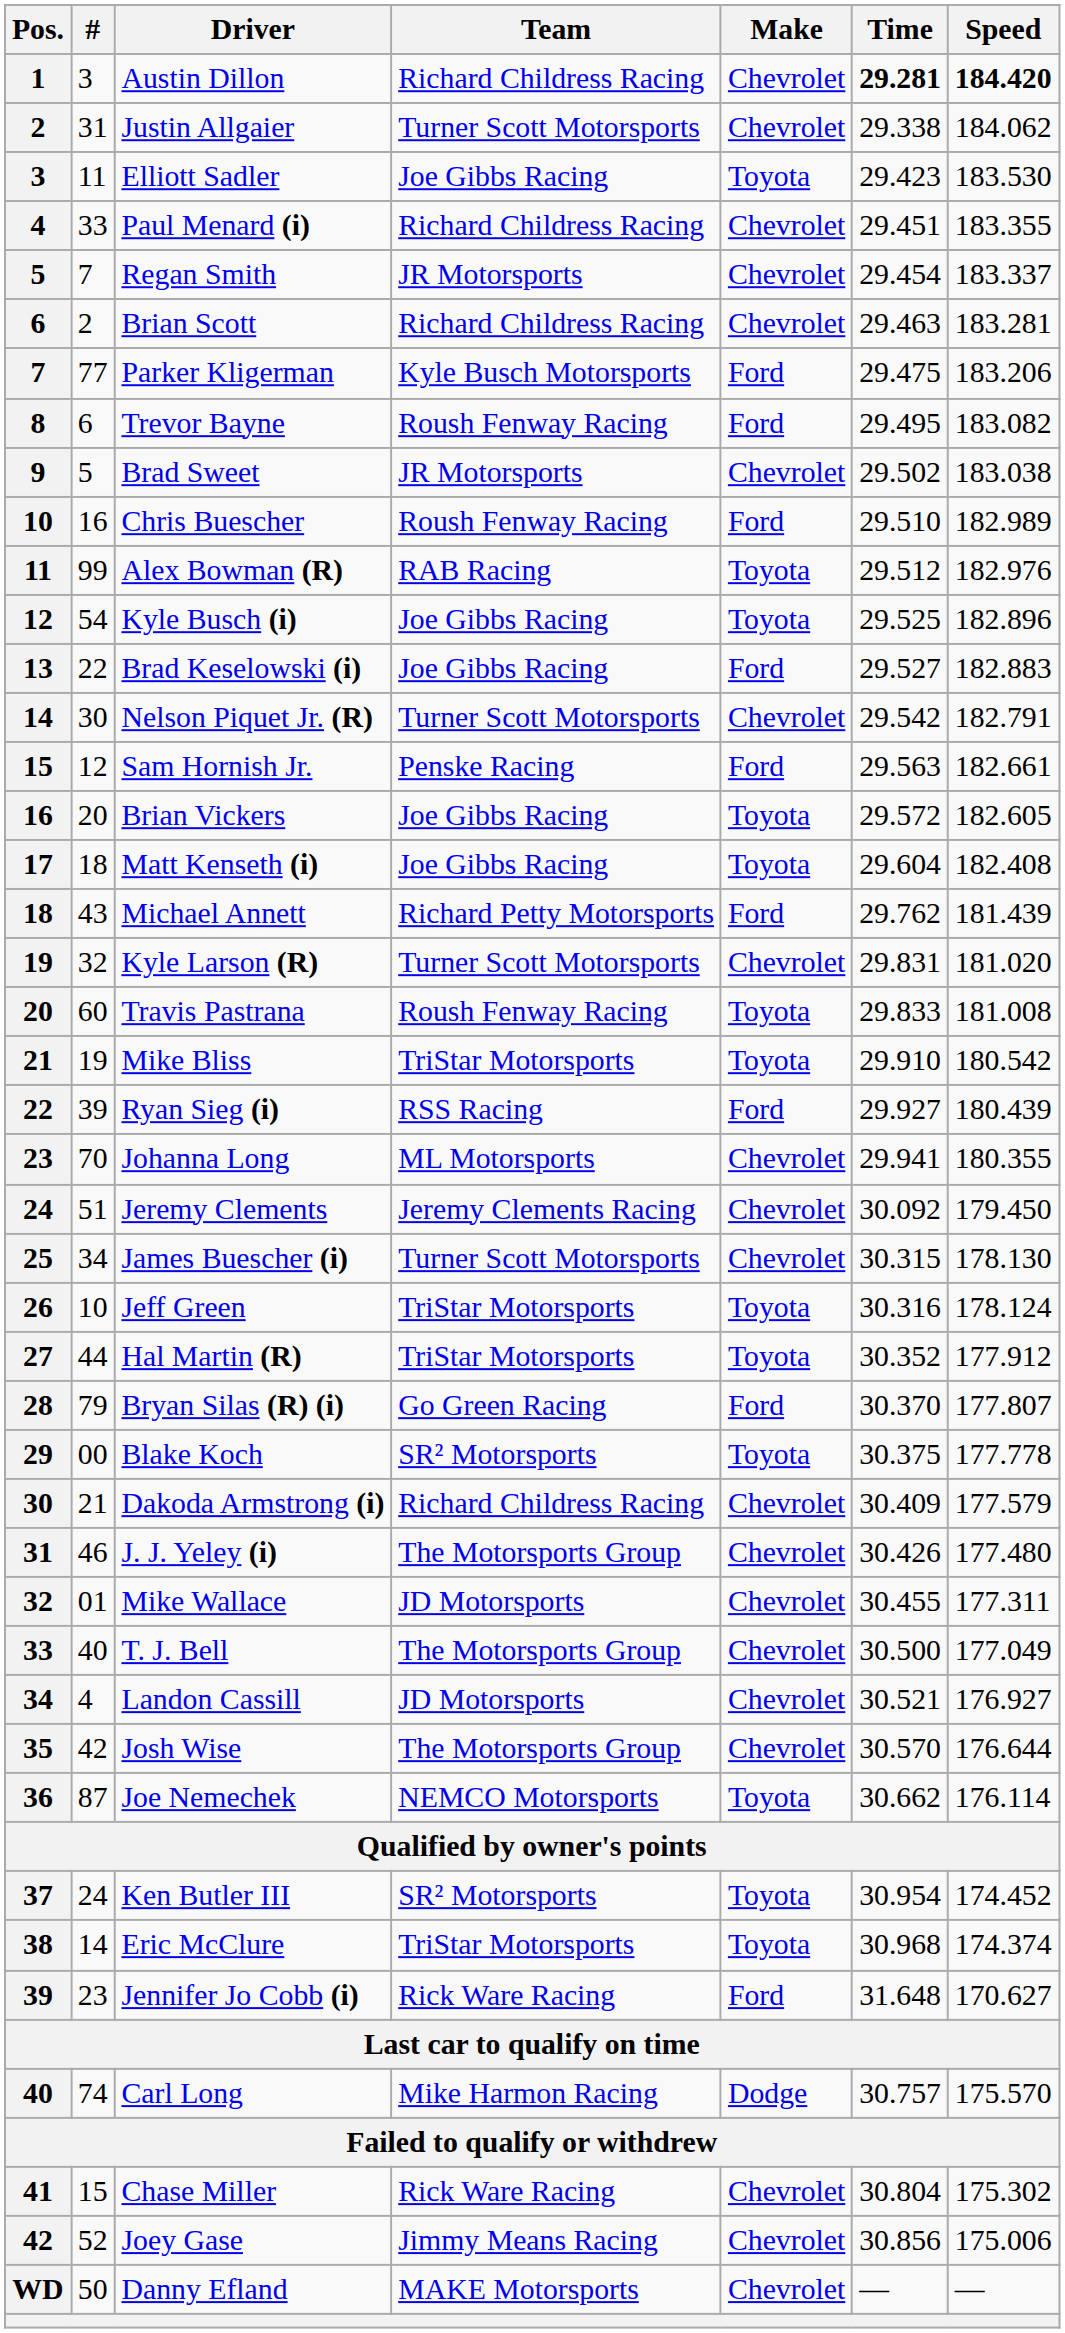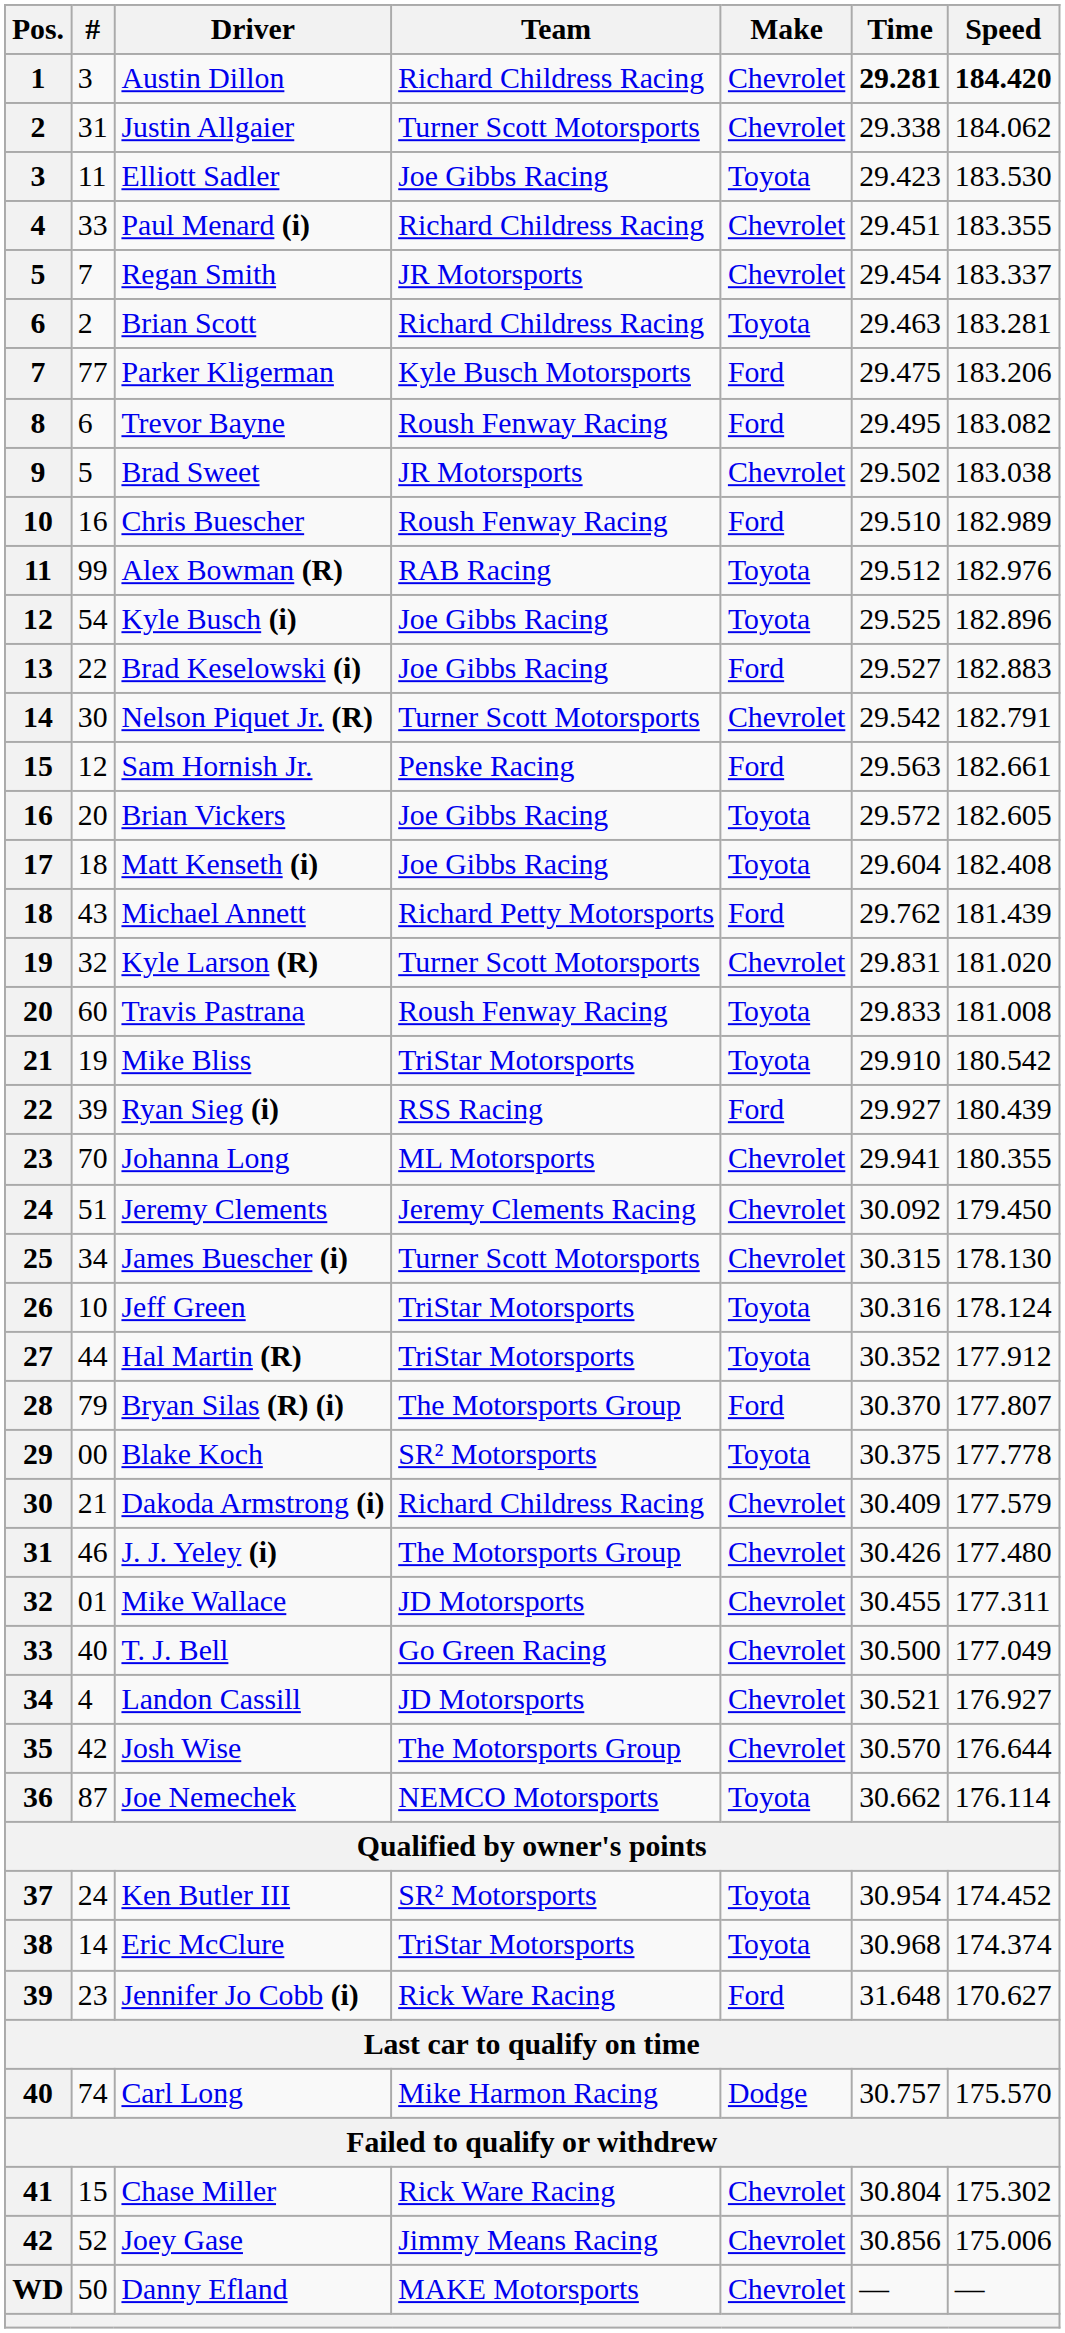(787, 323) Chevrolet -> (769, 323) Toyota
(502, 1404) Go Green Racing -> (540, 1404) The Motorsports Group
(540, 1650) The Motorsports Group -> (502, 1650) Go Green Racing
